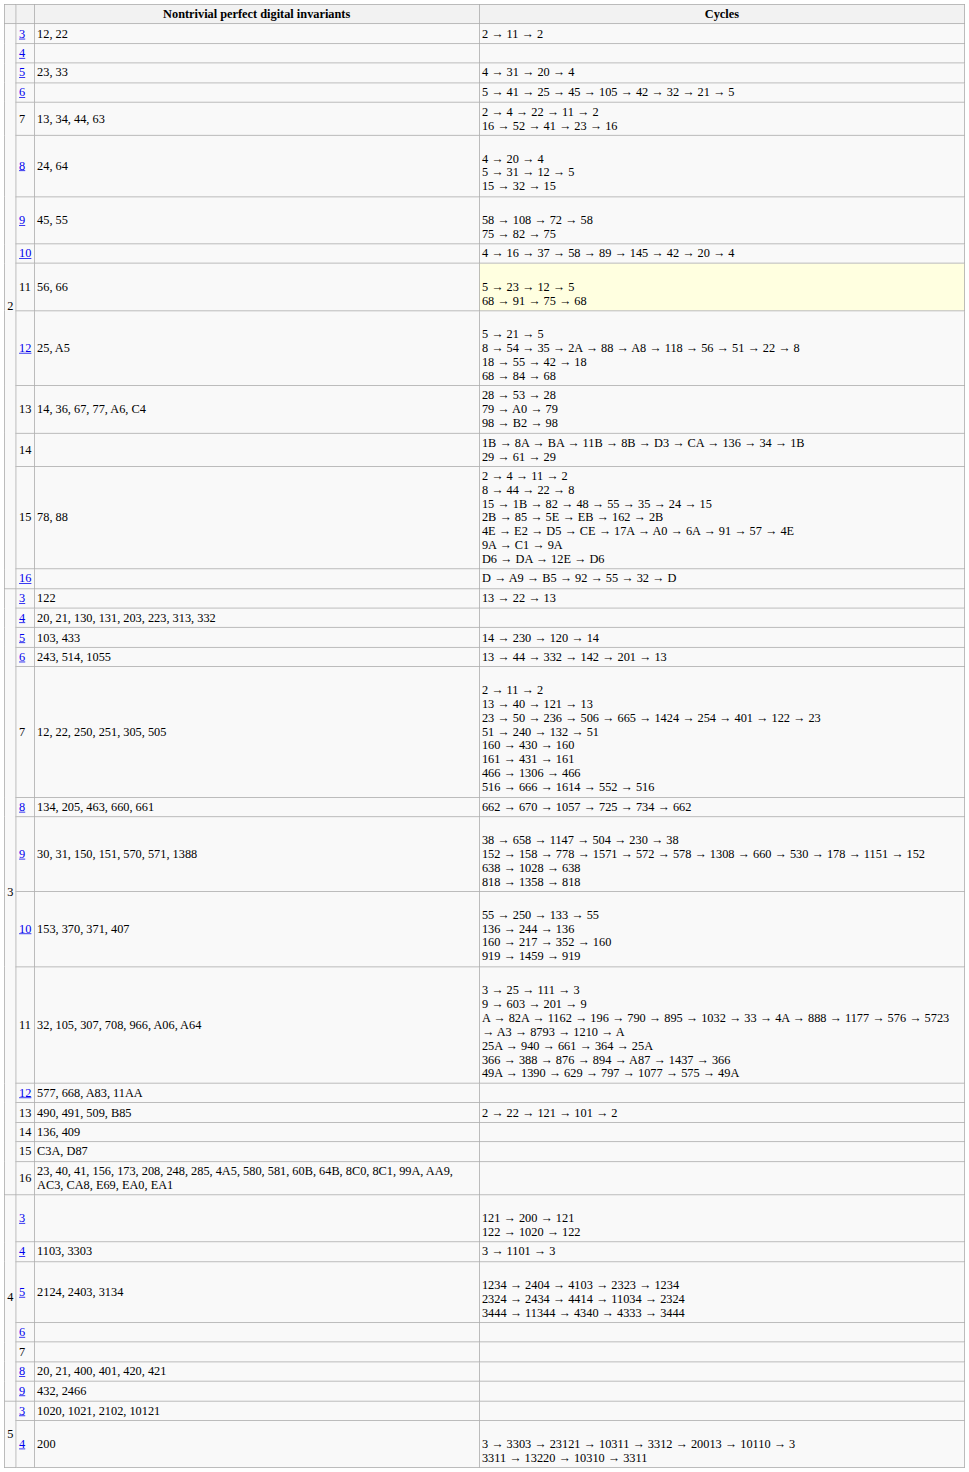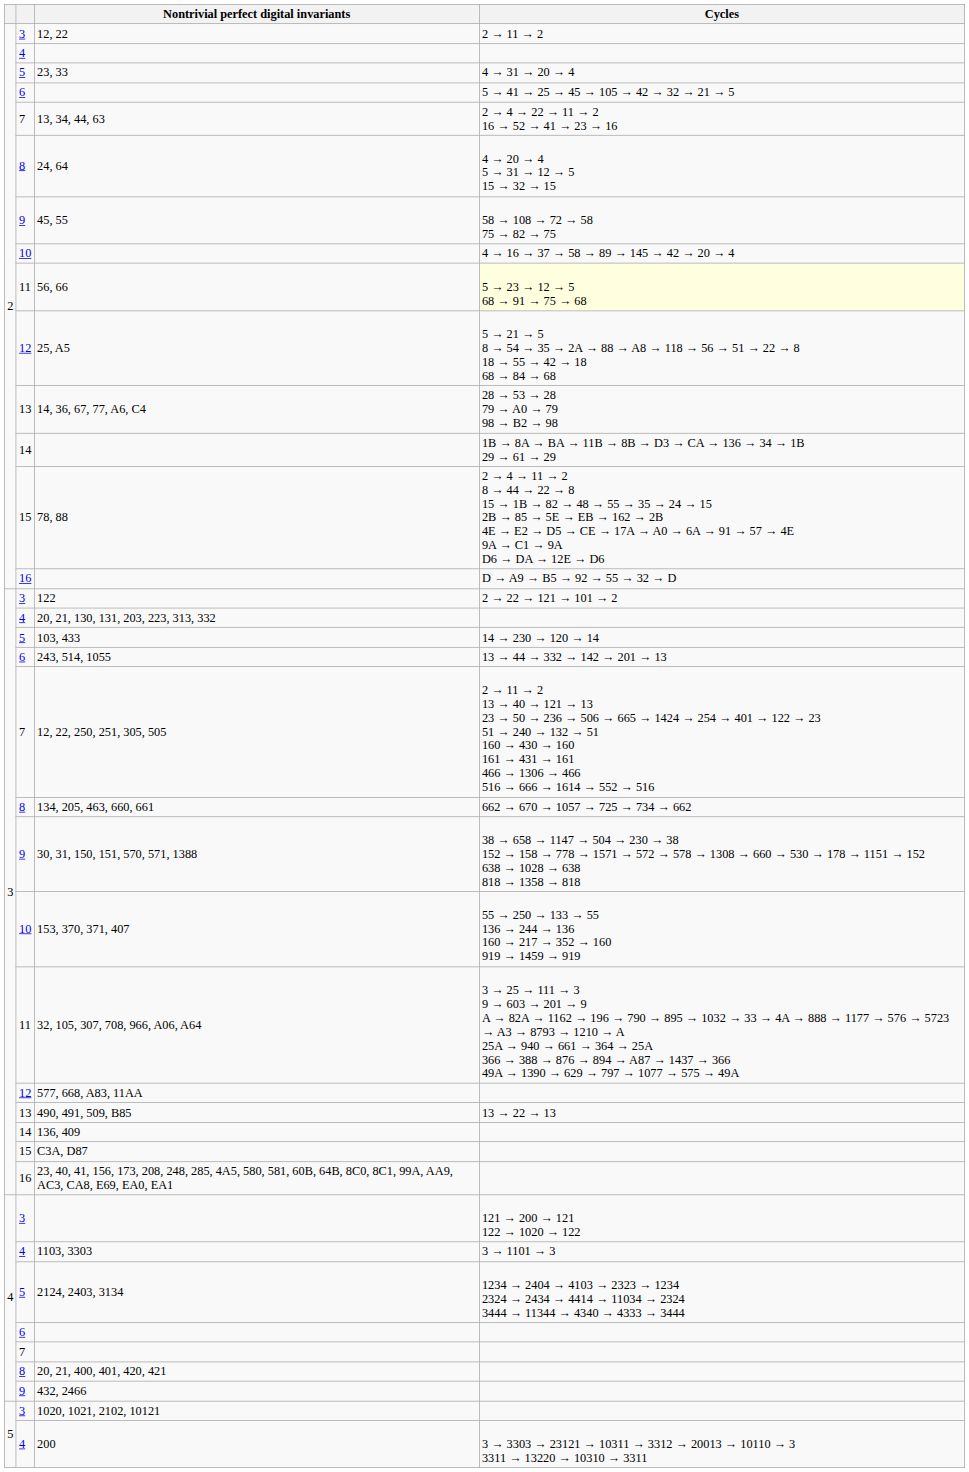(519, 598) 13 → 22 → 13 -> (550, 598) 2 → 22 → 121 → 101 → 2
(550, 1112) 2 → 22 → 121 → 101 → 2 -> (519, 1112) 13 → 22 → 13
